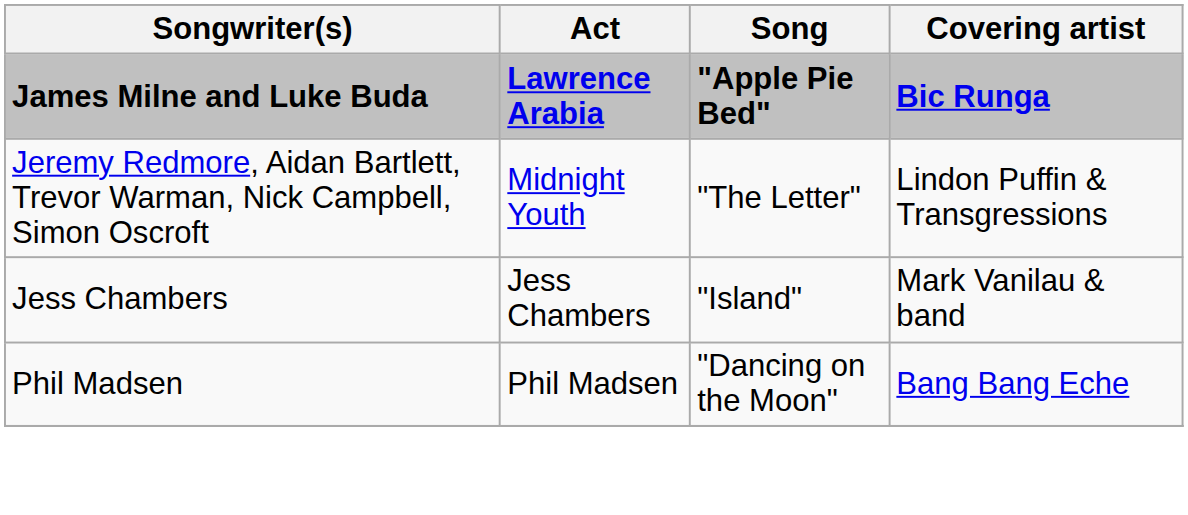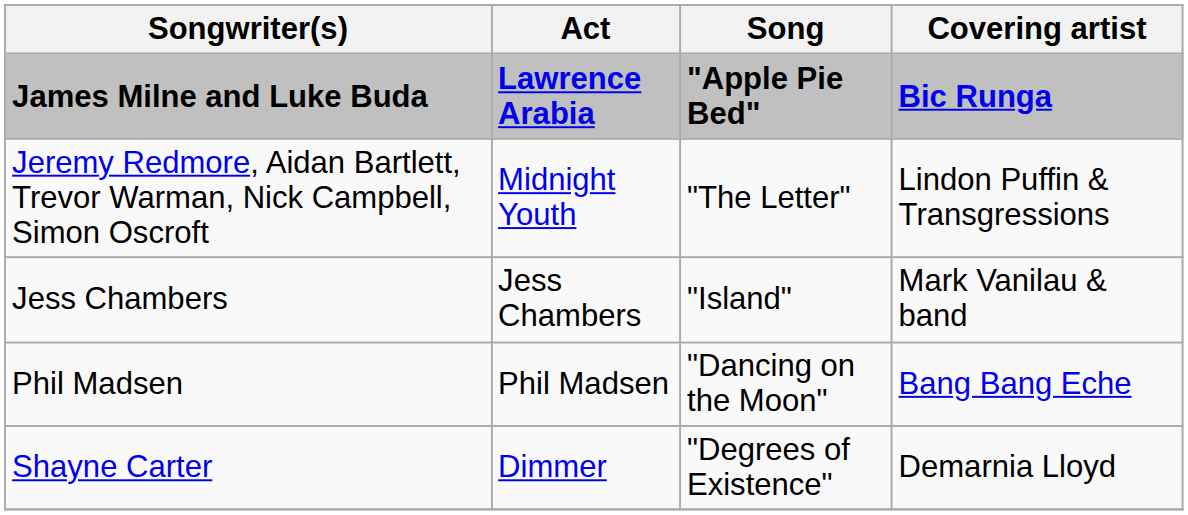+ row: (112, 467)
